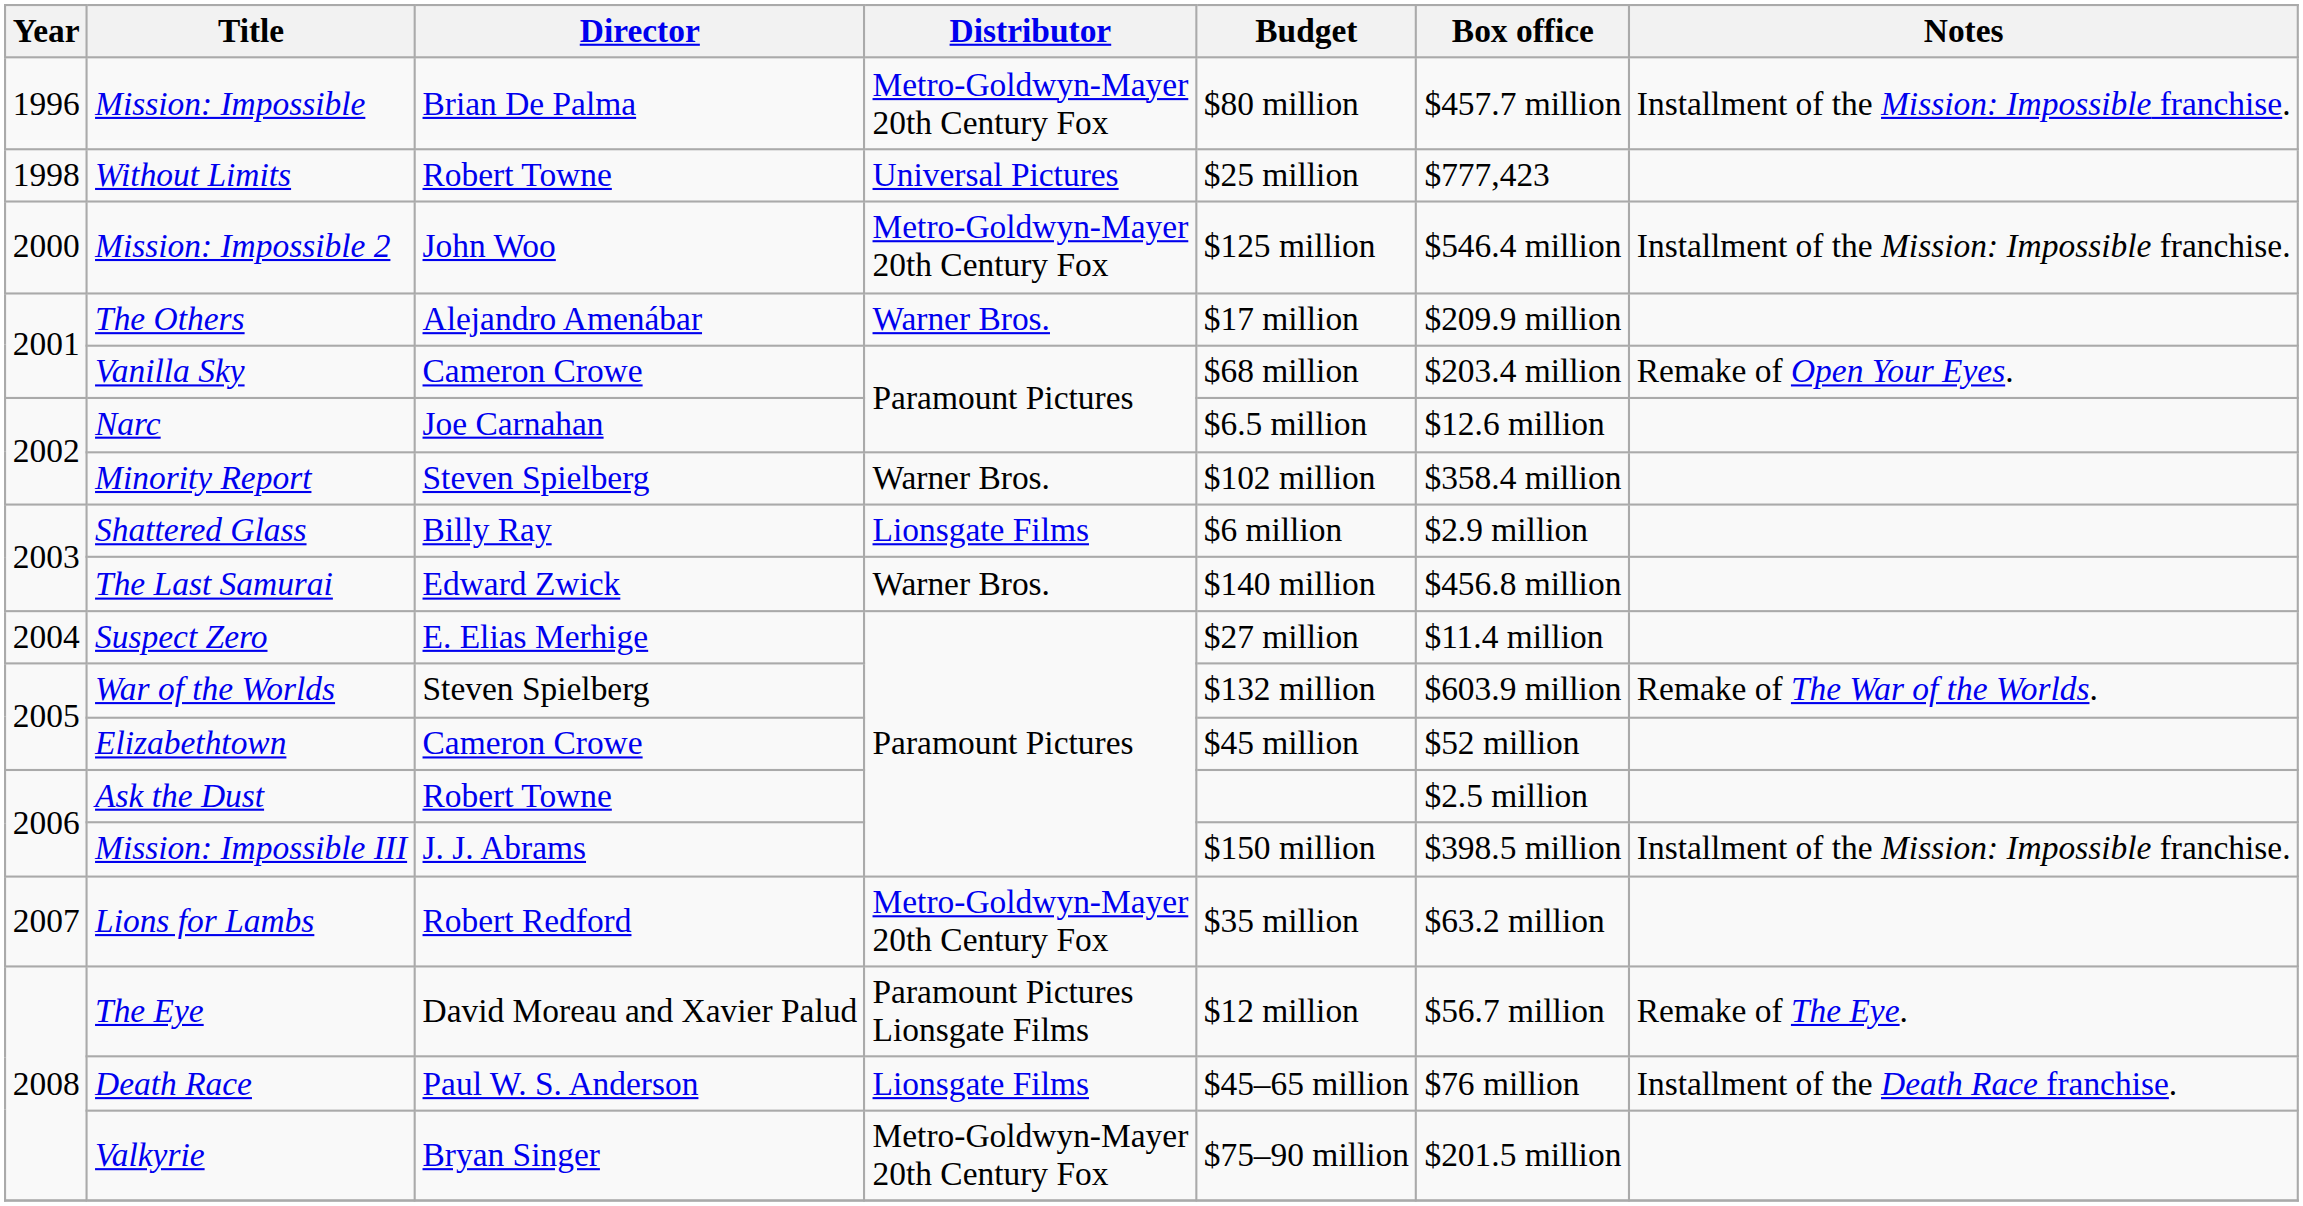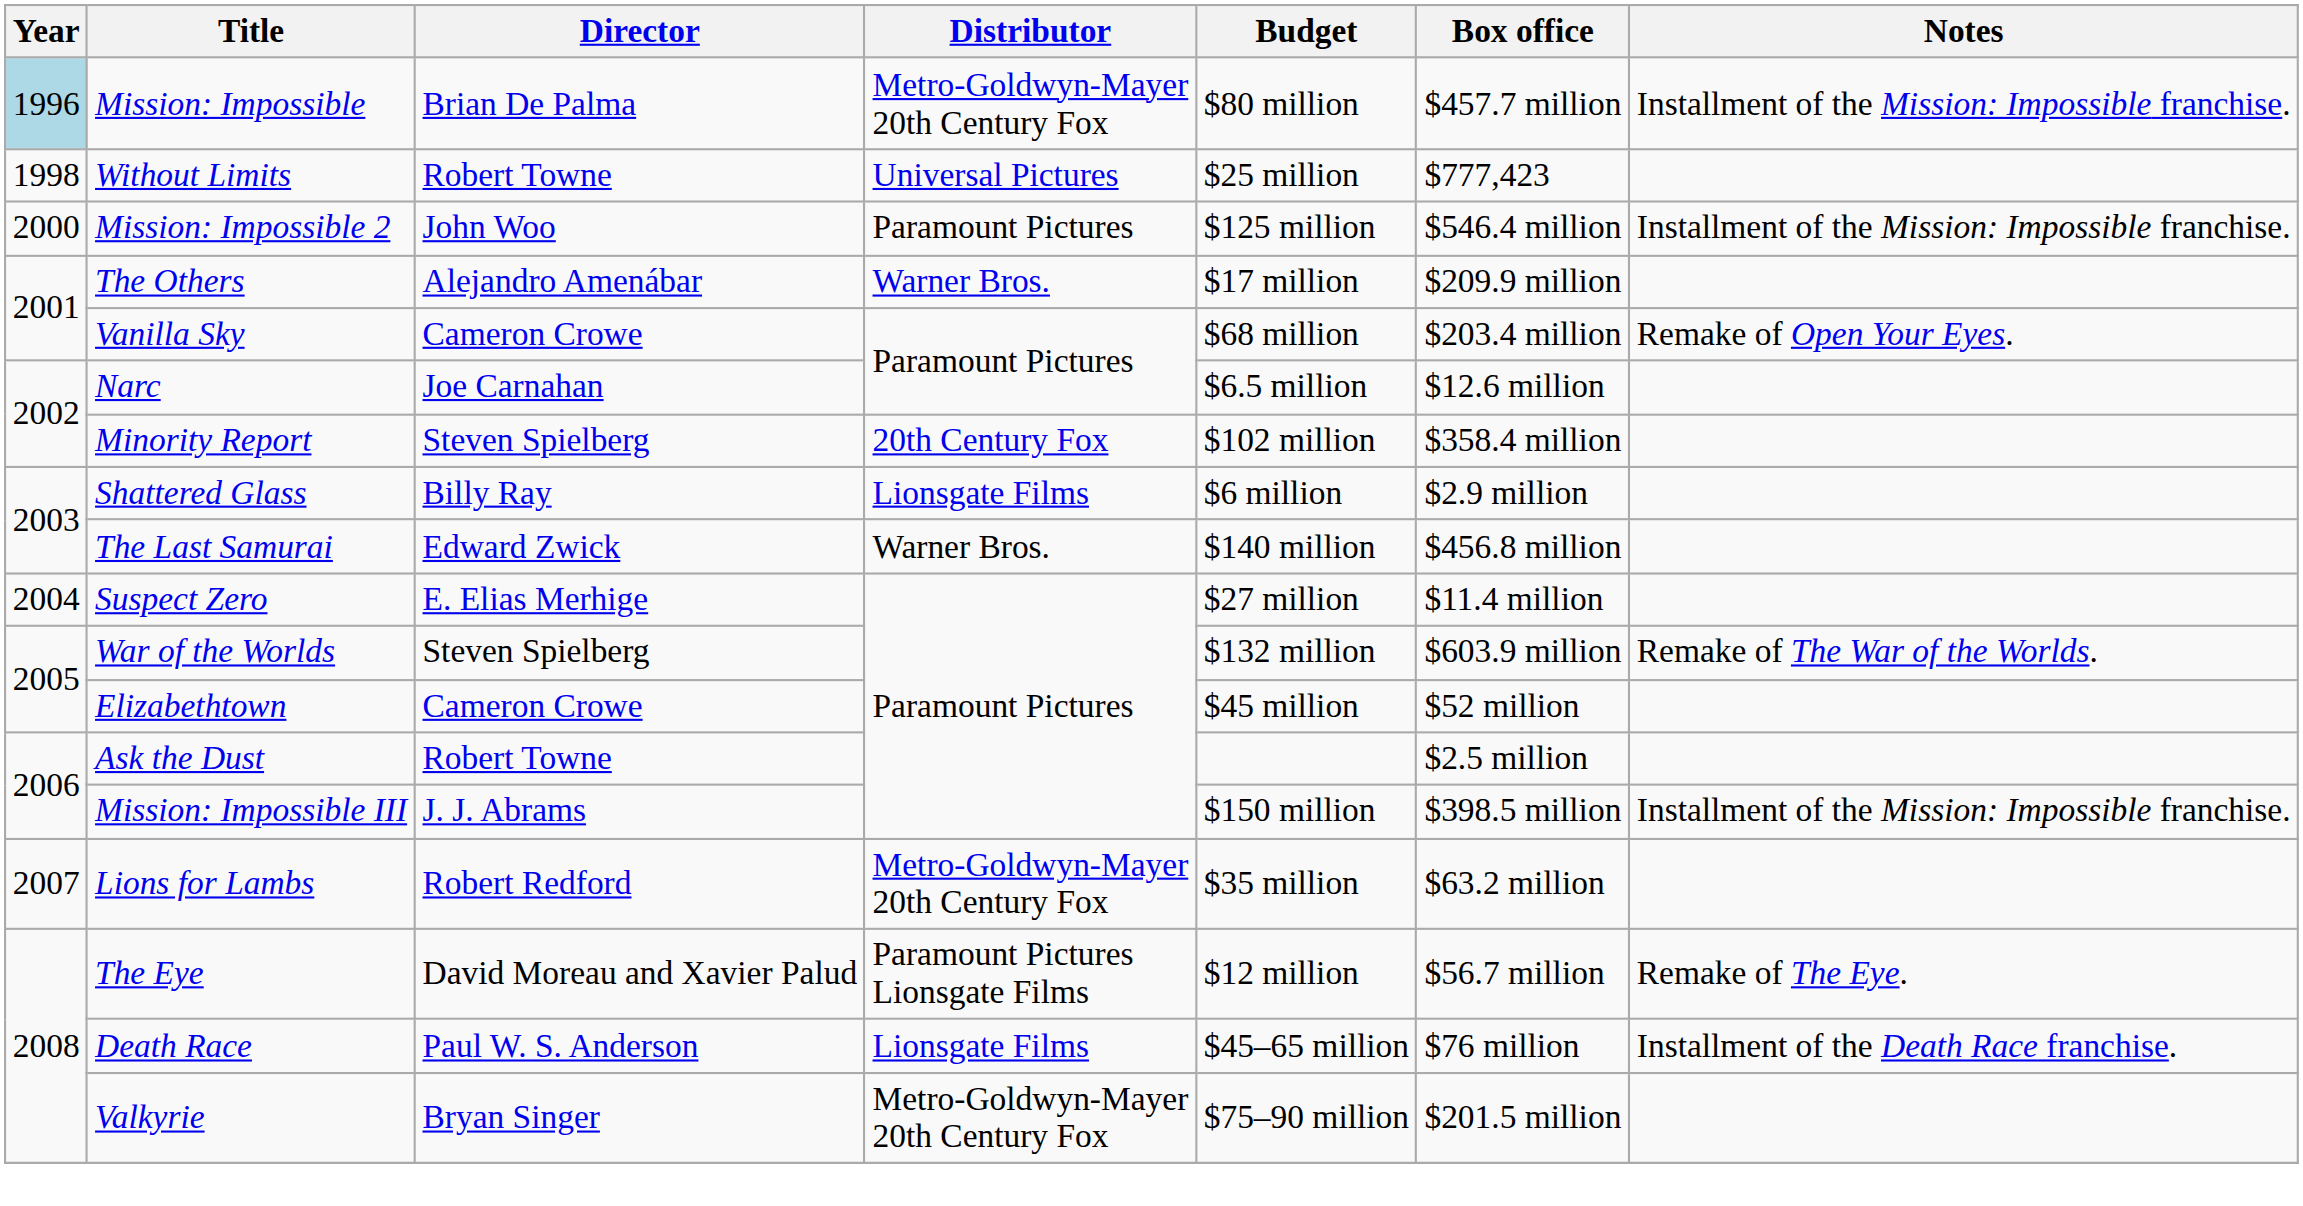(46, 102) no background -> (46, 102) lightblue background
(1030, 246) Metro-Goldwyn-Mayer 20th Century Fox -> (1003, 227) Paramount Pictures
(961, 477) Warner Bros. -> (990, 439) 20th Century Fox
